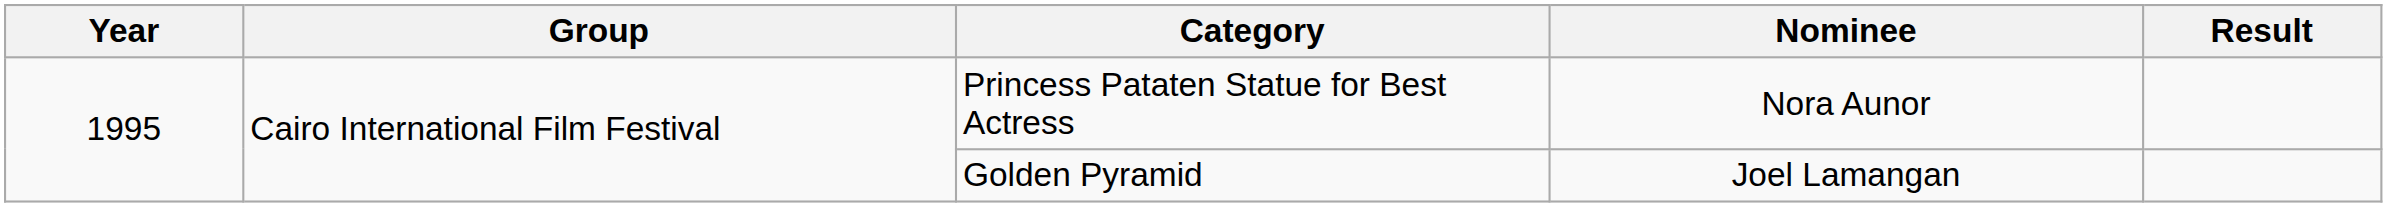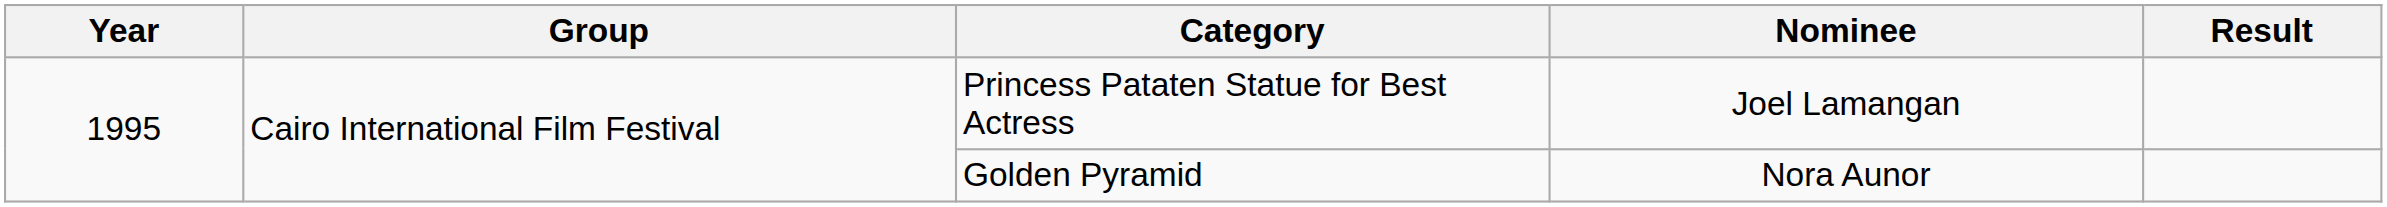(1846, 102) Nora Aunor -> (1846, 102) Joel Lamangan
(1846, 174) Joel Lamangan -> (1846, 174) Nora Aunor
